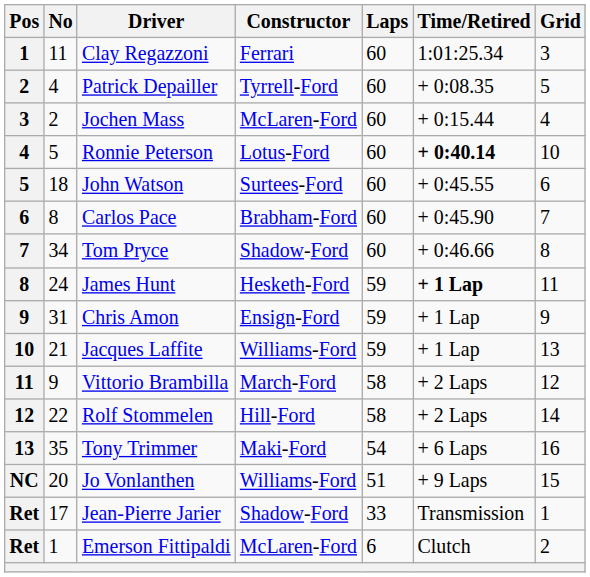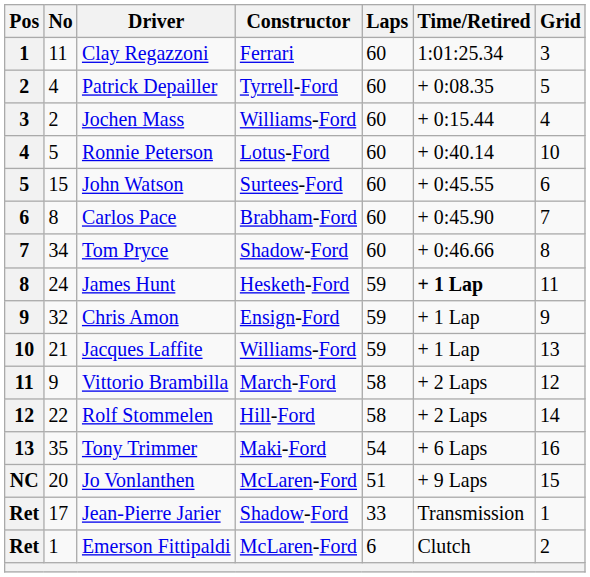(298, 119) McLaren-Ford -> (298, 119) Williams-Ford
(456, 152) bold -> (456, 152) normal
(58, 185) 18 -> (58, 185) 15
(58, 316) 31 -> (58, 316) 32
(298, 480) Williams-Ford -> (298, 480) McLaren-Ford
